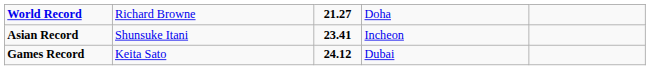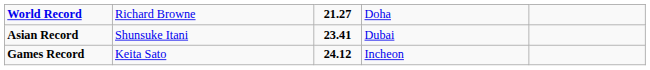(384, 35) Incheon -> (379, 35) Dubai
(379, 55) Dubai -> (384, 55) Incheon
